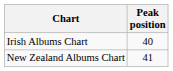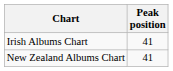(148, 41) 40 -> (148, 41) 41
